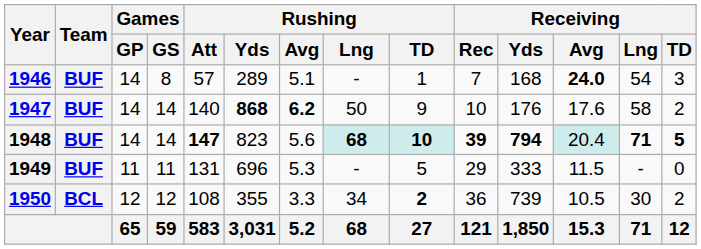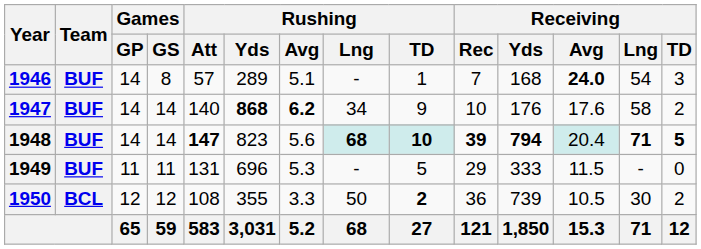(356, 109) 50 -> (356, 109) 34
(356, 199) 34 -> (356, 199) 50
